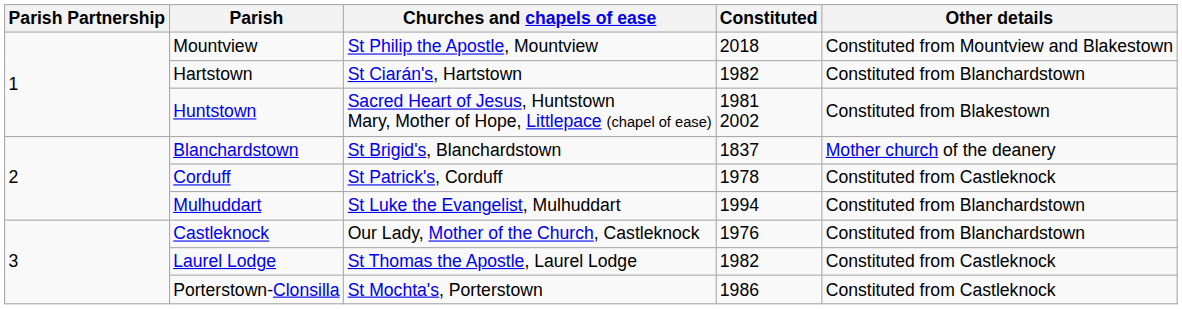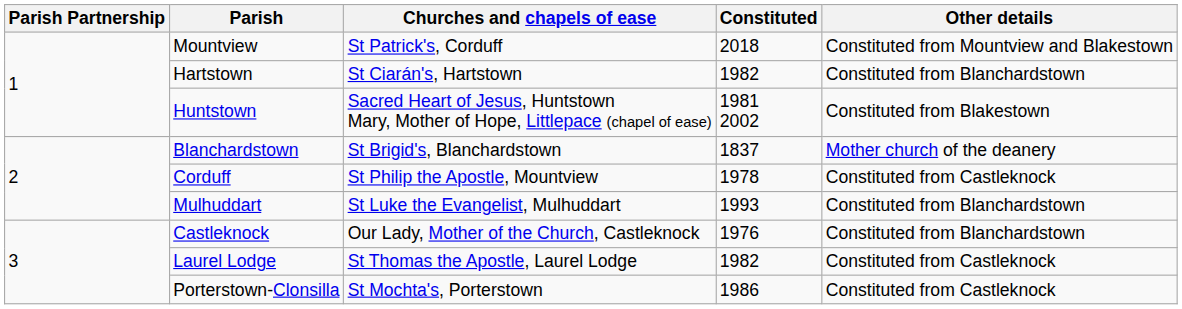(473, 46) St Philip the Apostle, Mountview -> (425, 46) St Patrick's, Corduff
(425, 177) St Patrick's, Corduff -> (473, 177) St Philip the Apostle, Mountview
(739, 205) 1994 -> (739, 205) 1993
